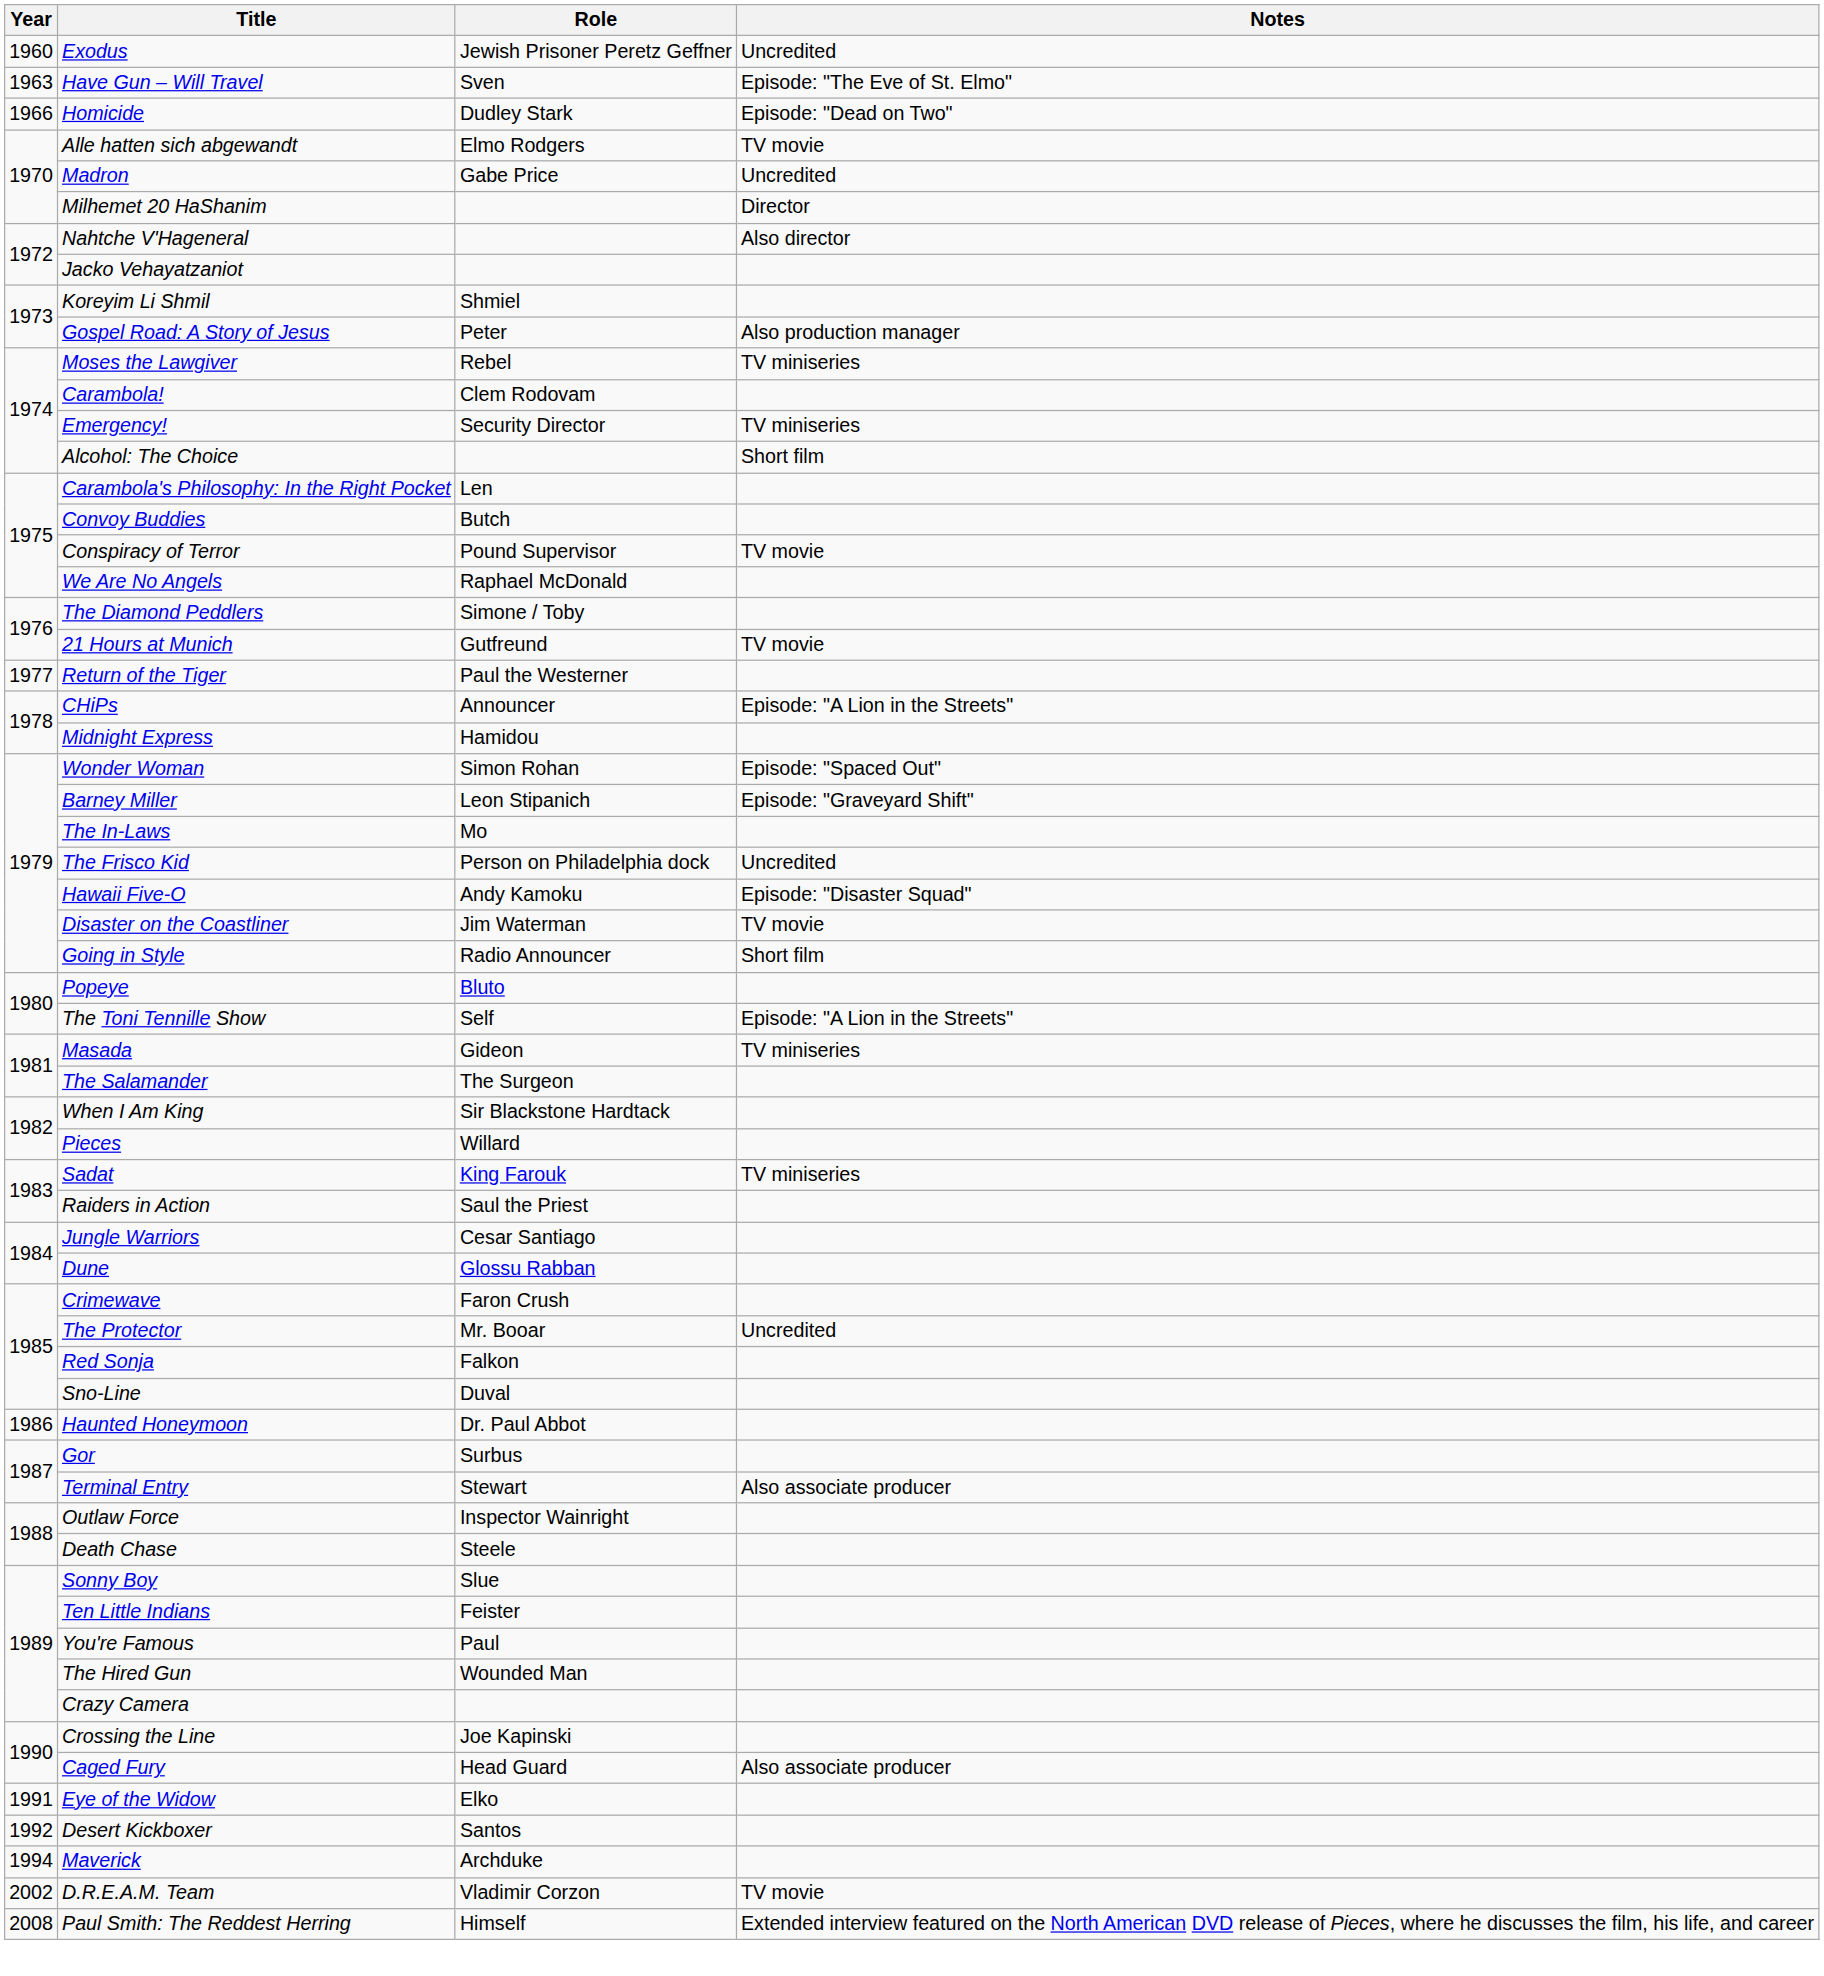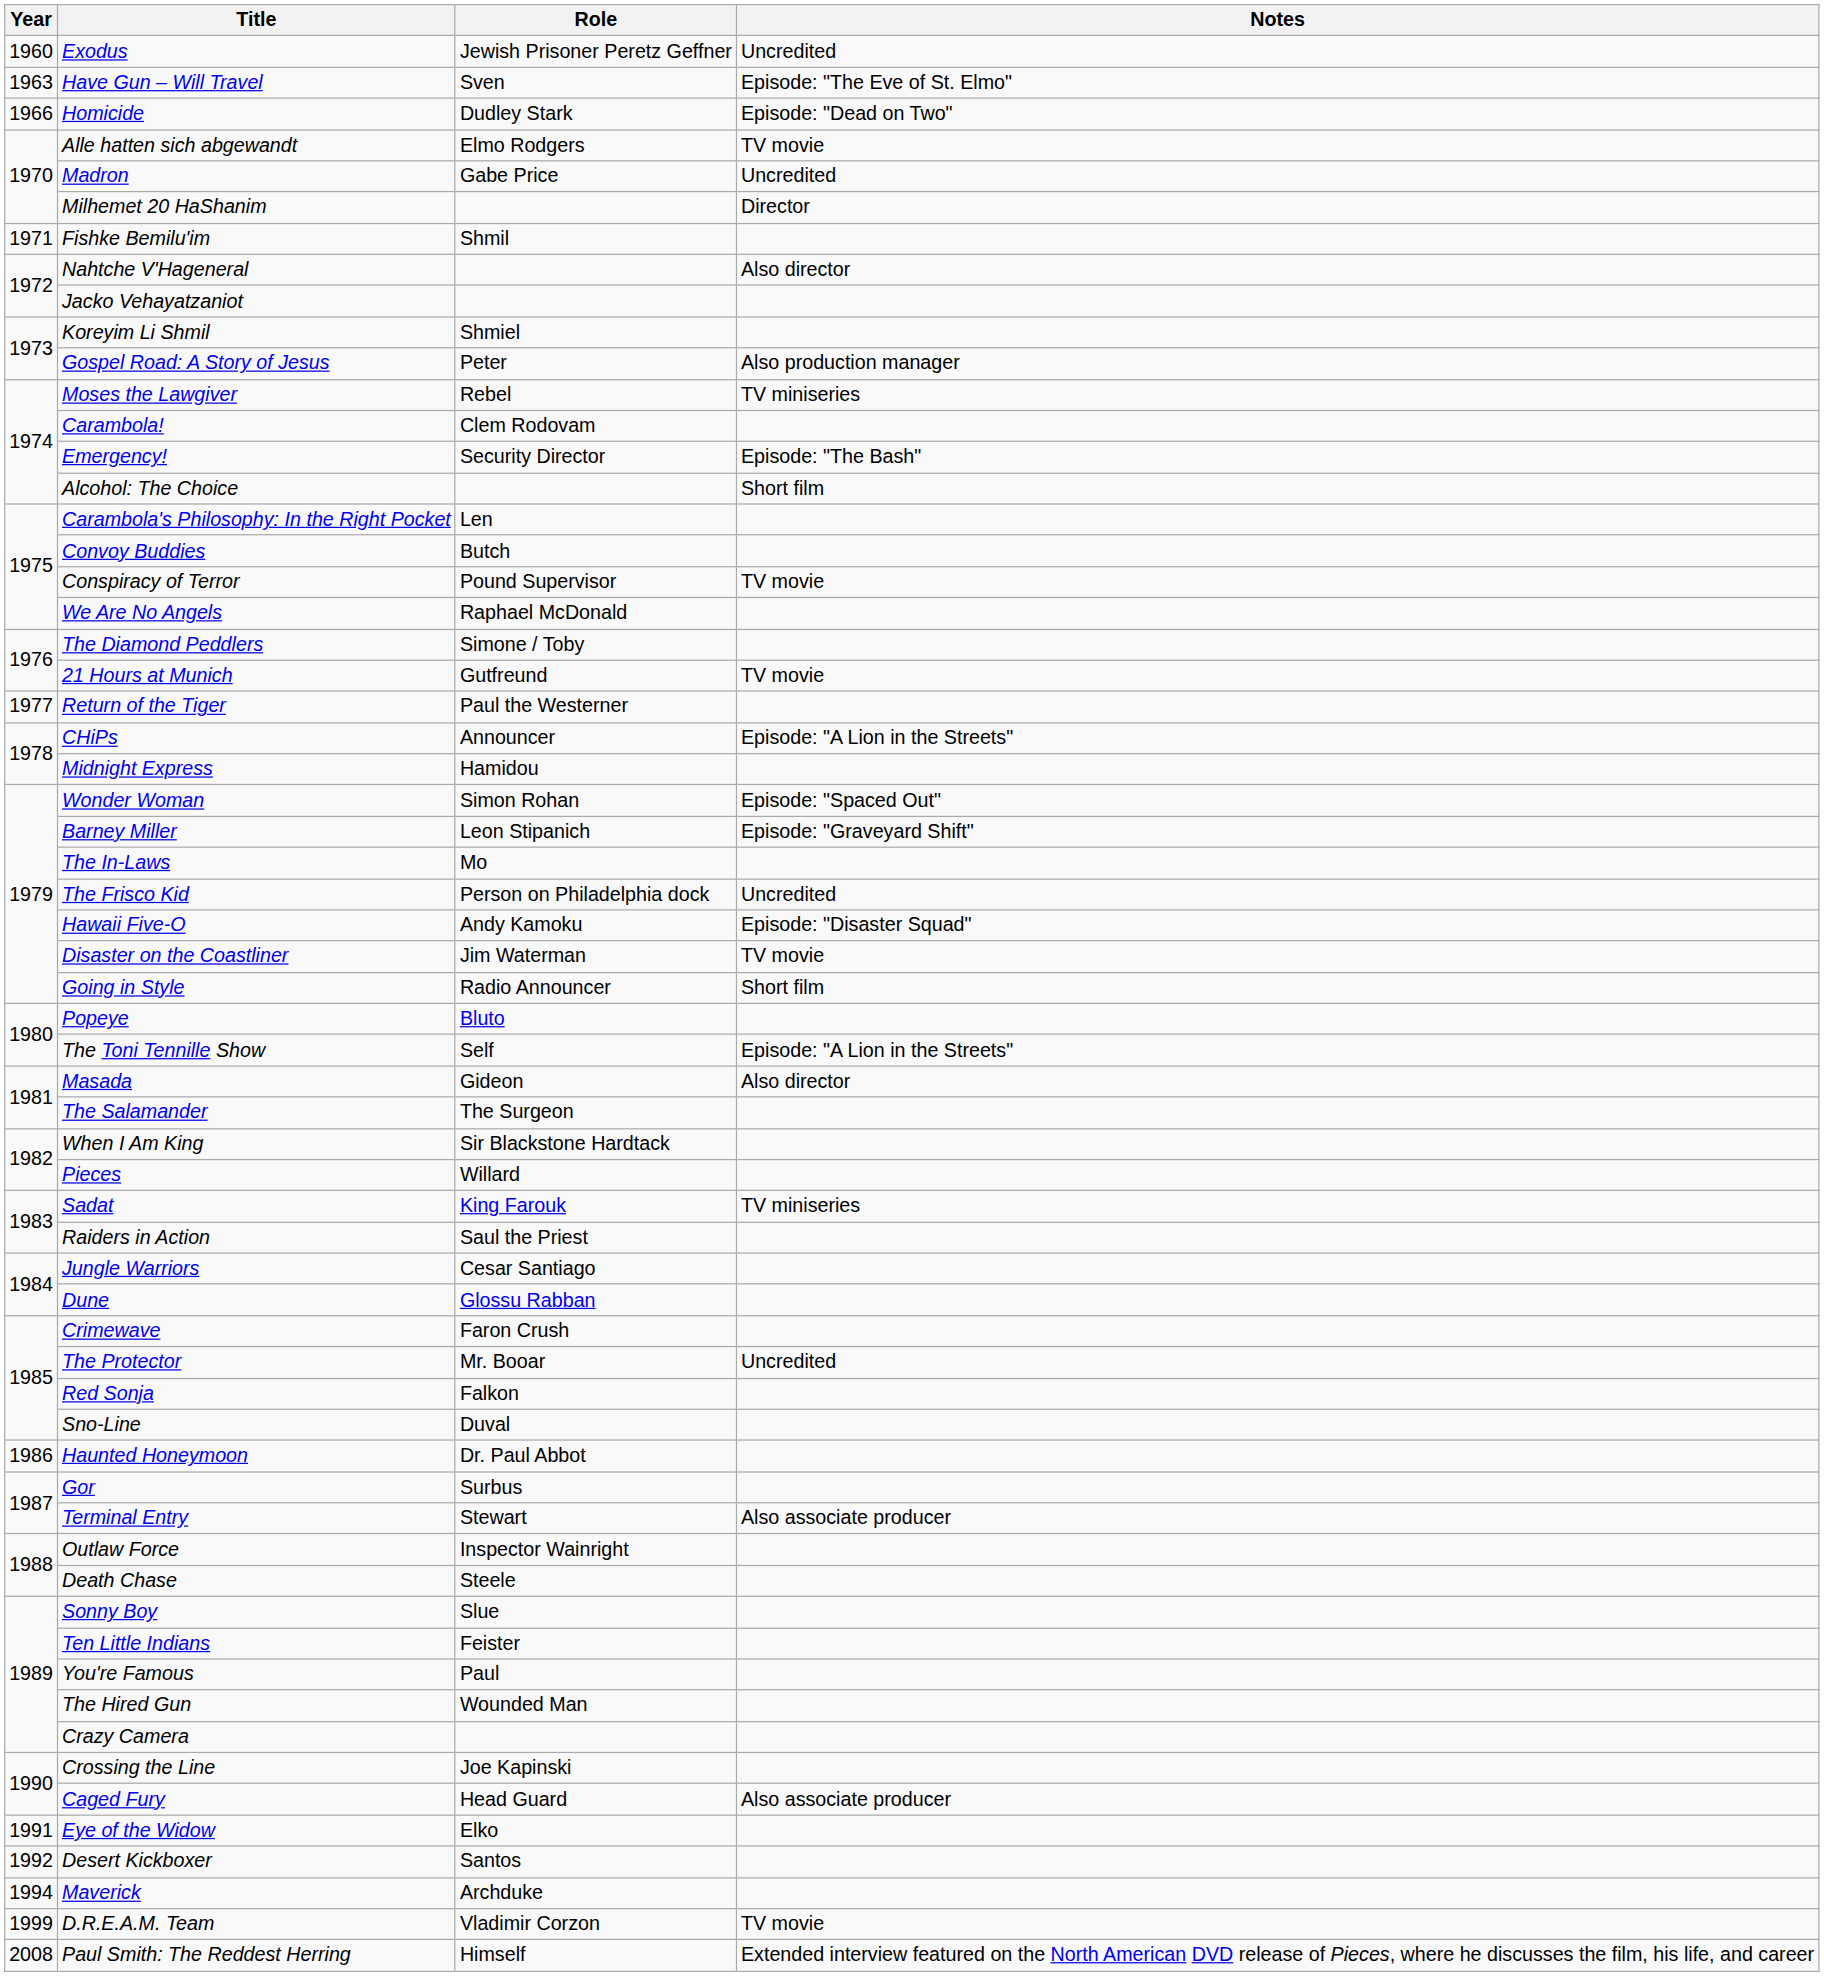+ row: (136, 238)
(801, 425) TV miniseries -> (831, 457) Episode: "The Bash"
(801, 1050) TV miniseries -> (796, 1081) Also director
(31, 1892) 2002 -> (31, 1923) 1999
